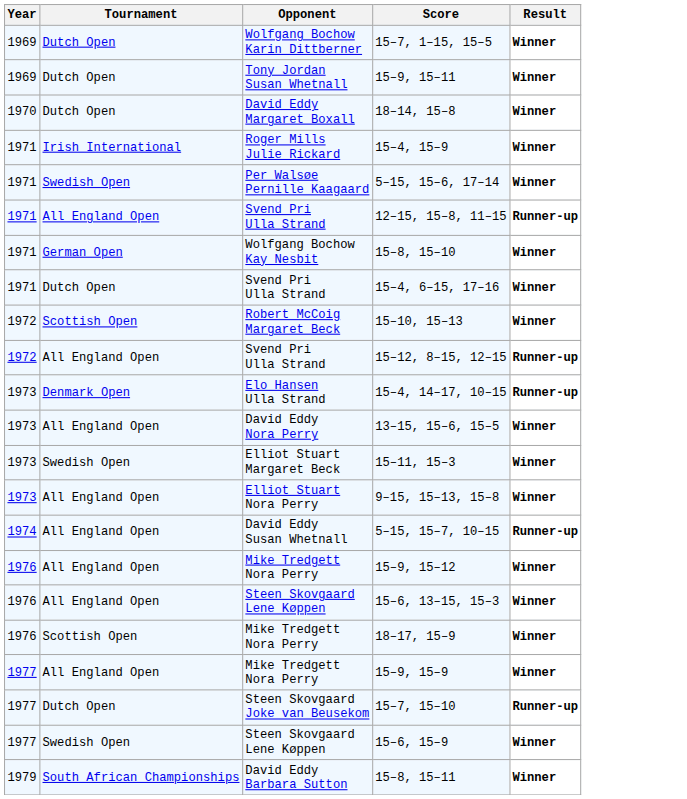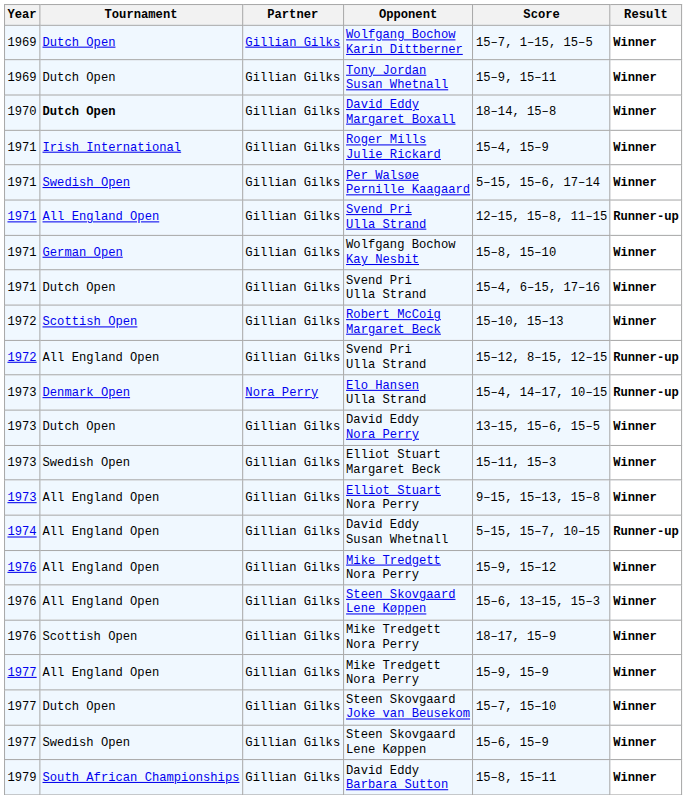+ column: (293, 14)
(79, 112) normal -> (79, 112) bold
(101, 427) All England Open -> (79, 427) Dutch Open
(545, 707) Runner-up -> (635, 707) Winner
